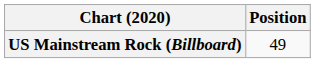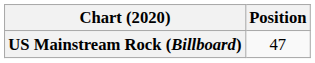(278, 44) 49 -> (278, 44) 47
